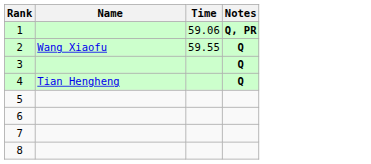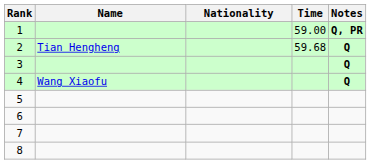+ column: (239, 13)
(204, 30) 59.06 -> (310, 30) 59.00
(72, 47) Wang Xiaofu -> (78, 47) Tian Hengheng
(204, 47) 59.55 -> (310, 47) 59.68
(78, 82) Tian Hengheng -> (72, 82) Wang Xiaofu
